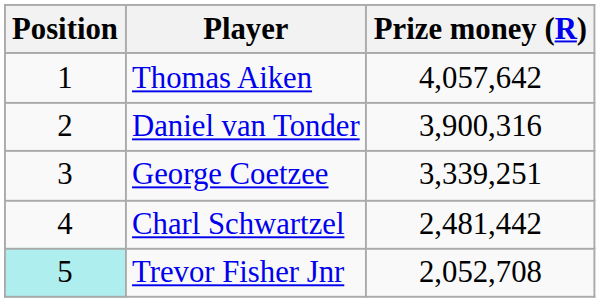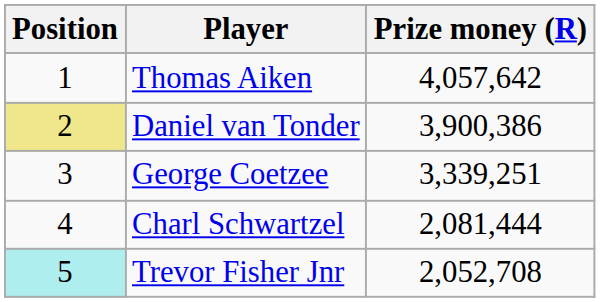(65, 126) no background -> (65, 126) khaki background
(480, 126) 3,900,316 -> (480, 126) 3,900,386
(480, 223) 2,481,442 -> (480, 223) 2,081,444
